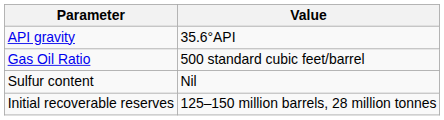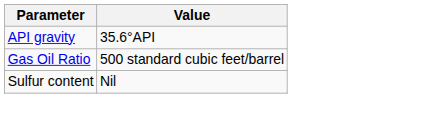- row: (91, 103)
